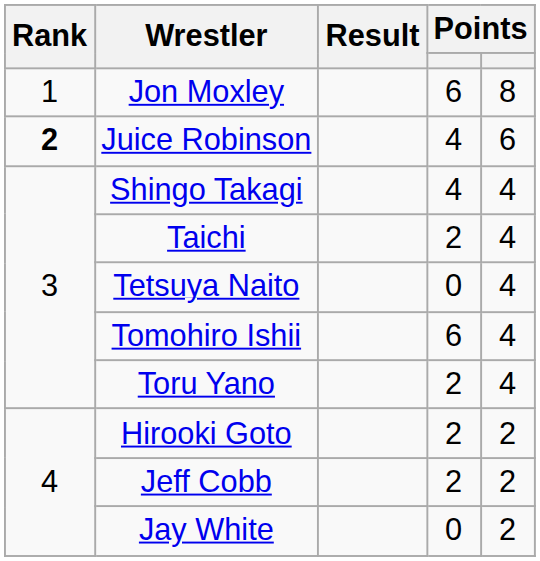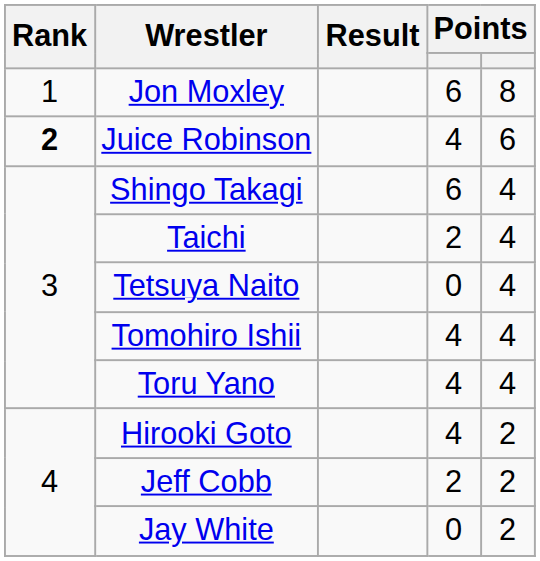(454, 189) 4 -> (454, 189) 6
(454, 335) 6 -> (454, 335) 4
(454, 384) 2 -> (454, 384) 4
(454, 432) 2 -> (454, 432) 4
